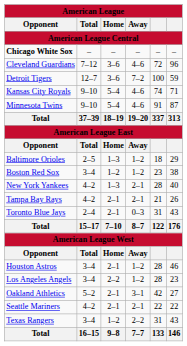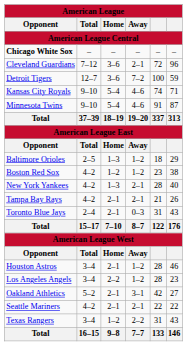(138, 64) 4–6 -> (138, 64) 2–1
(89, 172) 3–4 -> (89, 172) 4–2
